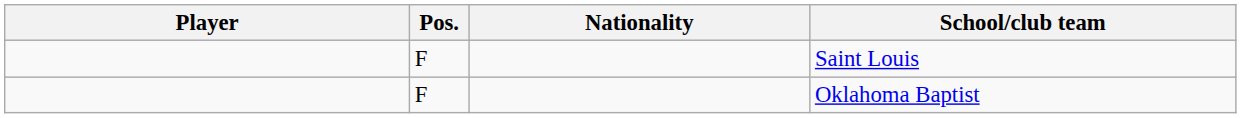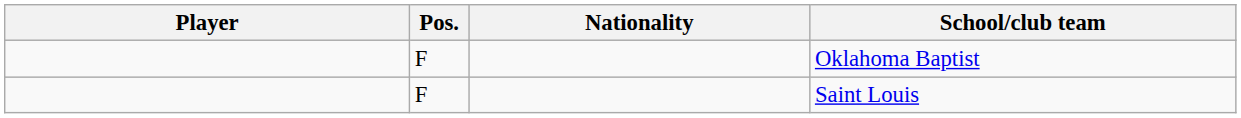rows swapped: (867, 58) <-> (897, 94)
